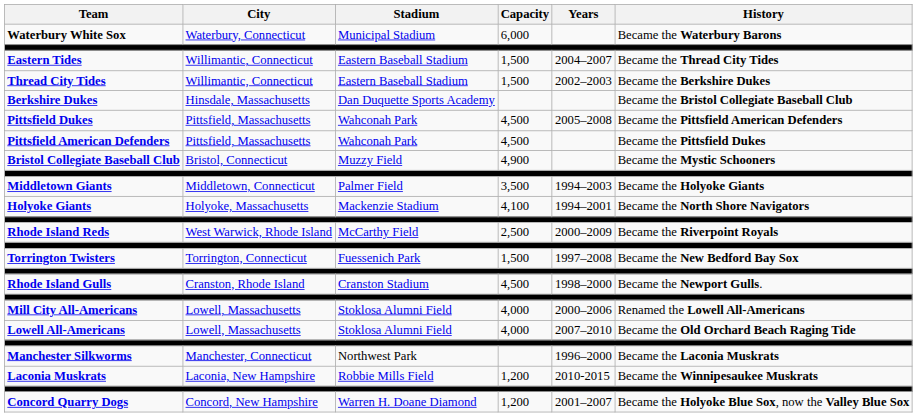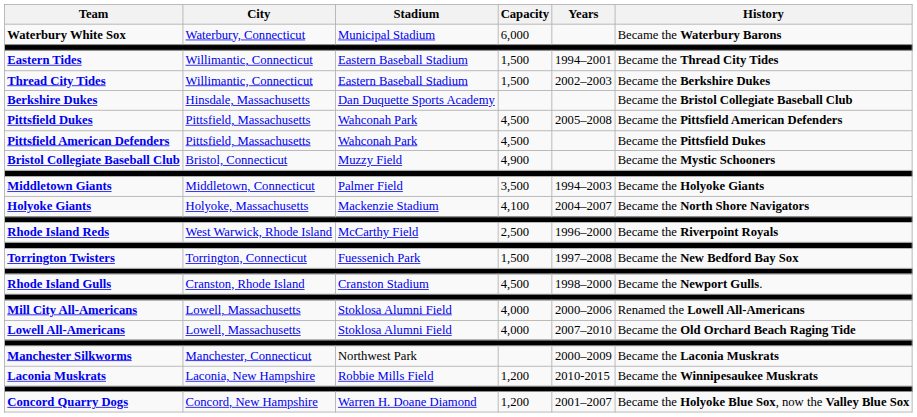(583, 60) 2004–2007 -> (583, 60) 1994–2001
(583, 206) 1994–2001 -> (583, 206) 2004–2007
(583, 232) 2000–2009 -> (583, 232) 1996–2000
(583, 356) 1996–2000 -> (583, 356) 2000–2009
